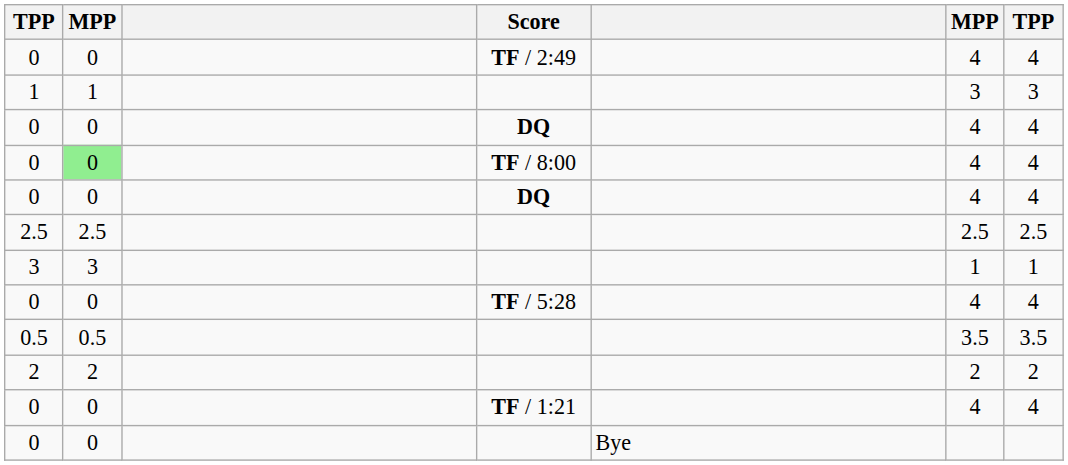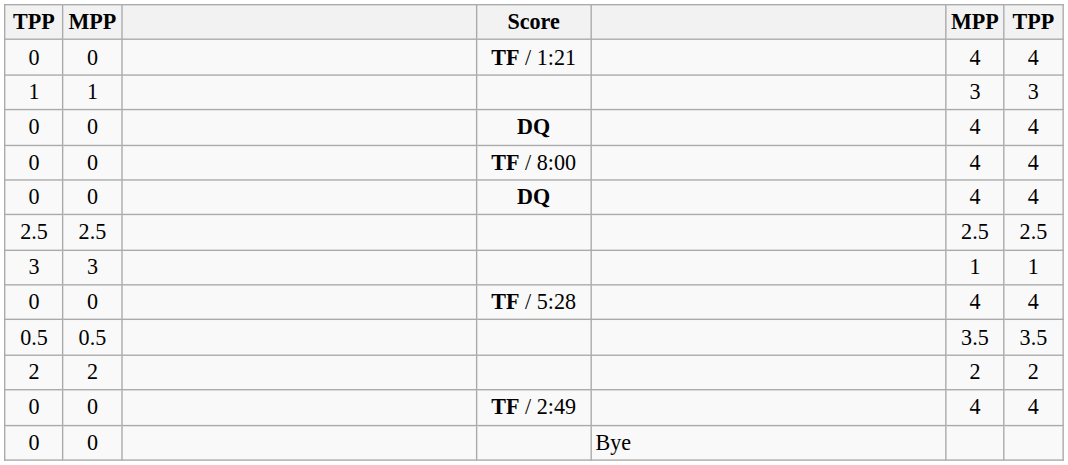rows swapped: (34, 407) <-> (34, 57)
(92, 162) lightgreen background -> (92, 162) no background
